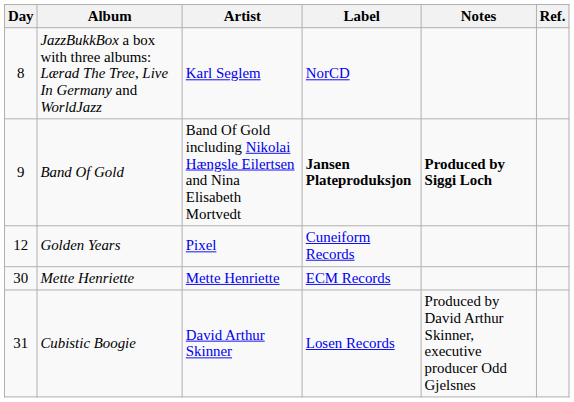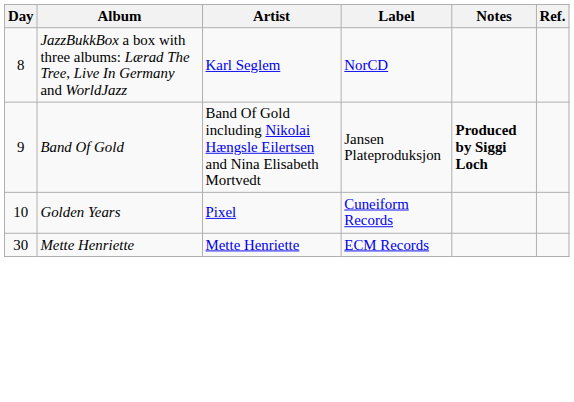(359, 172) bold -> (393, 147) normal
(21, 246) 12 -> (21, 212) 10
- row: (88, 343)
